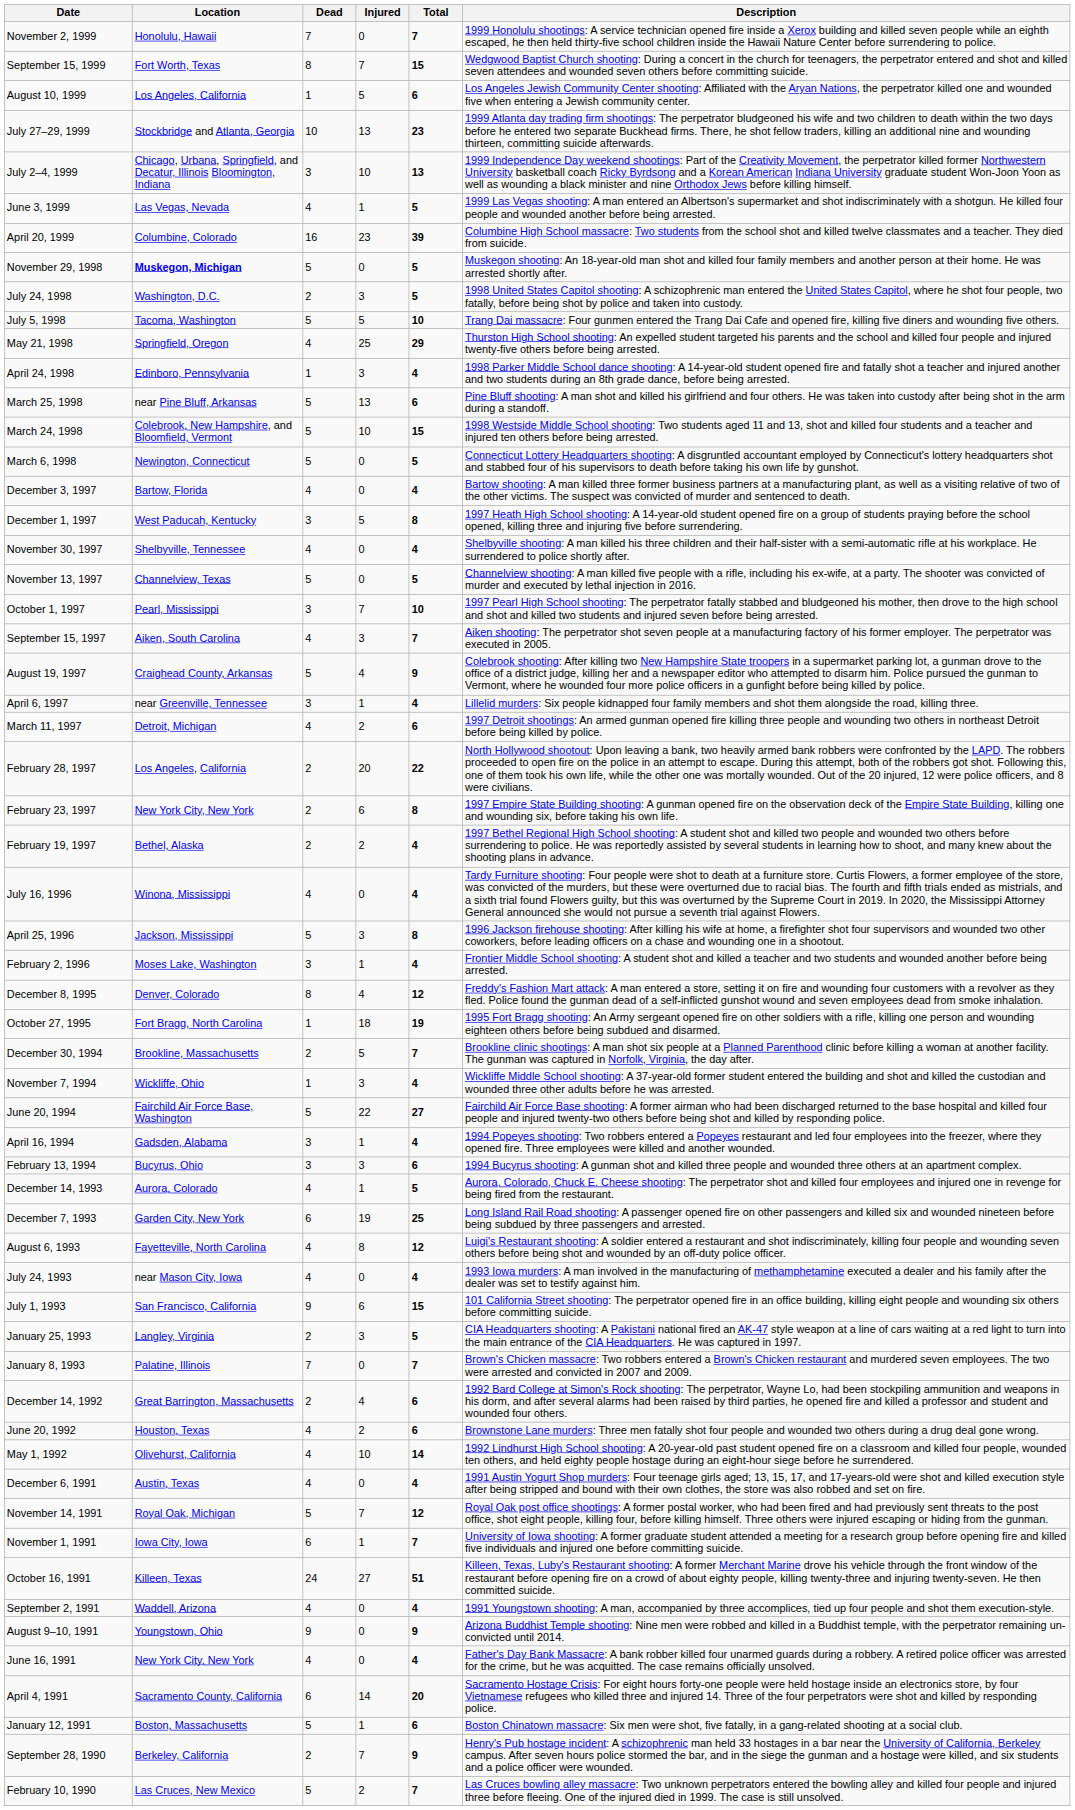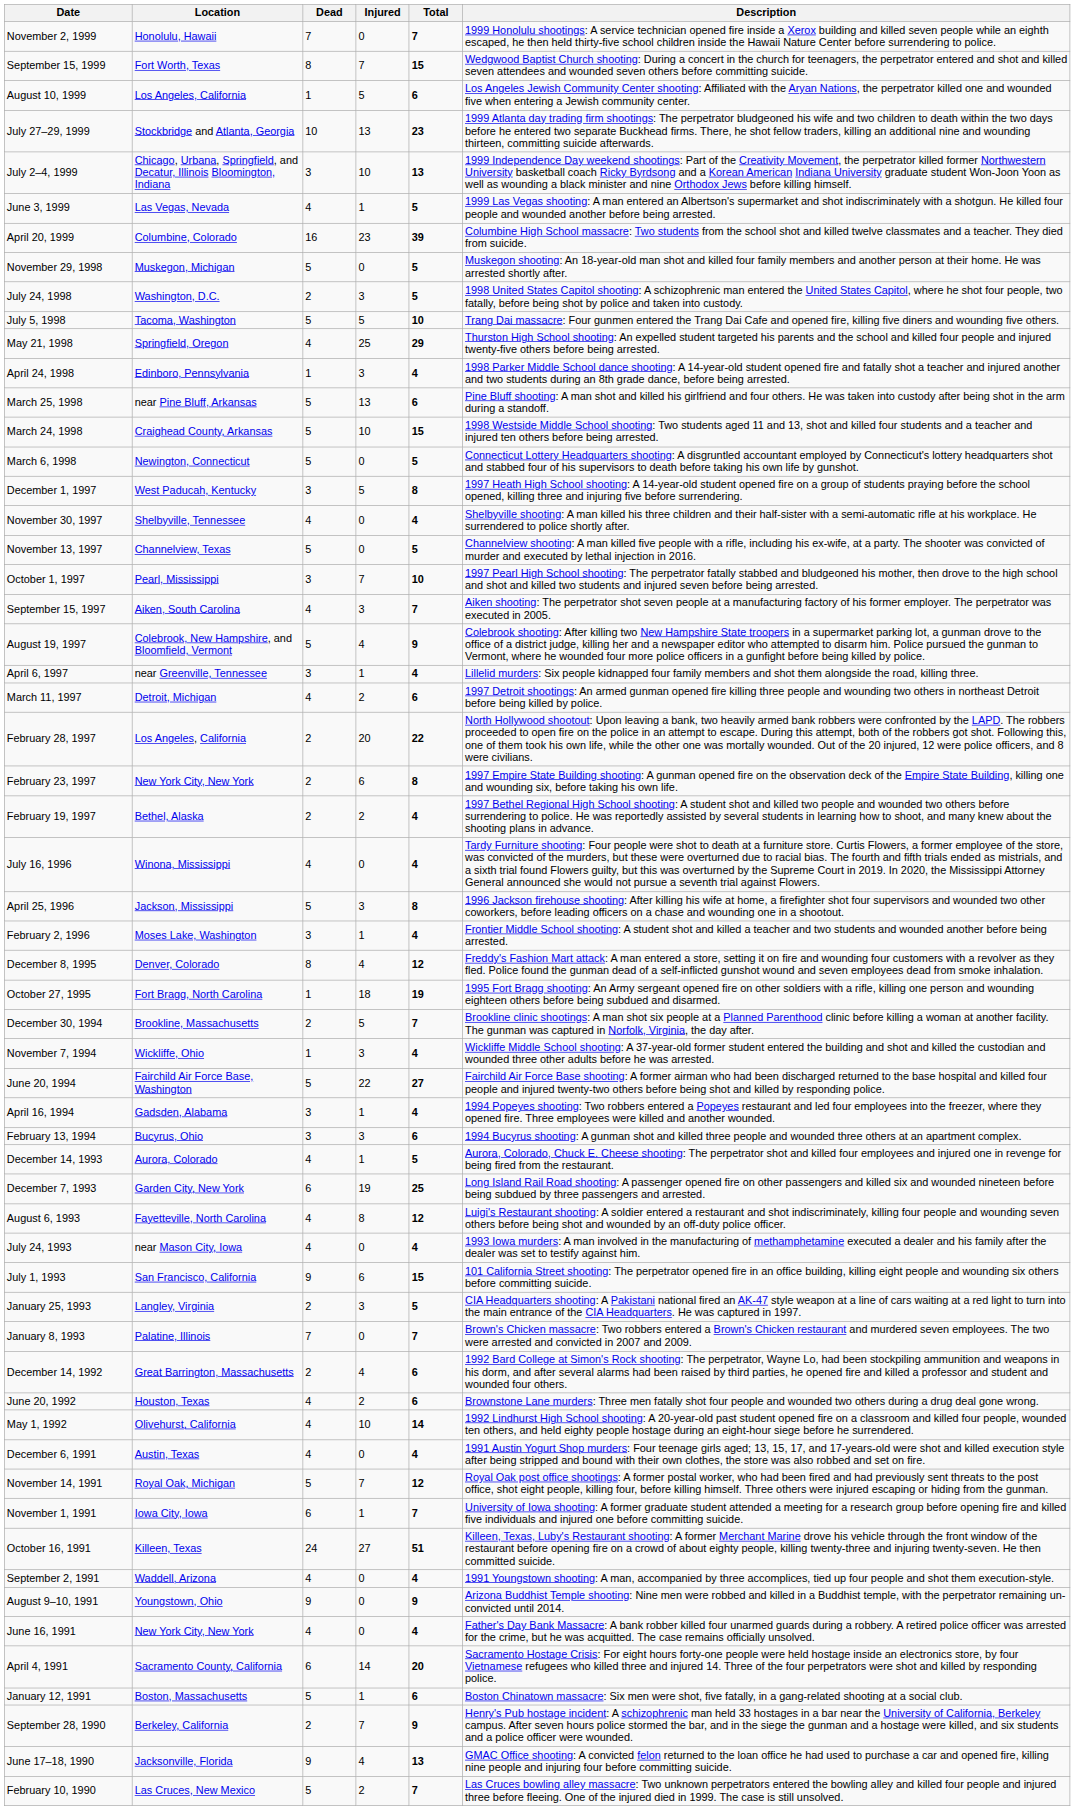(188, 267) bold -> (185, 267) normal
(213, 432) Colebrook, New Hampshire, and Bloomfield, Vermont -> (204, 432) Craighead County, Arkansas
- row: (52, 491)
(204, 674) Craighead County, Arkansas -> (213, 644) Colebrook, New Hampshire, and Bloomfield, Vermont
+ row: (50, 1761)
